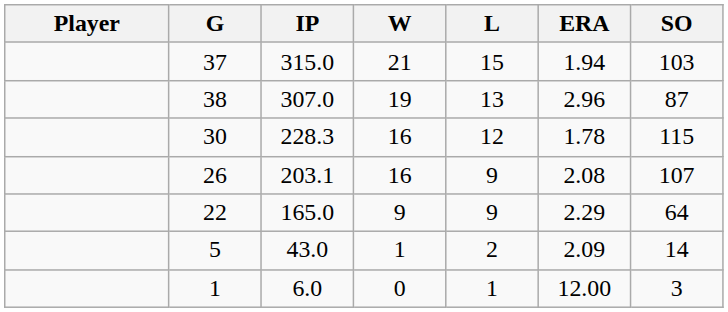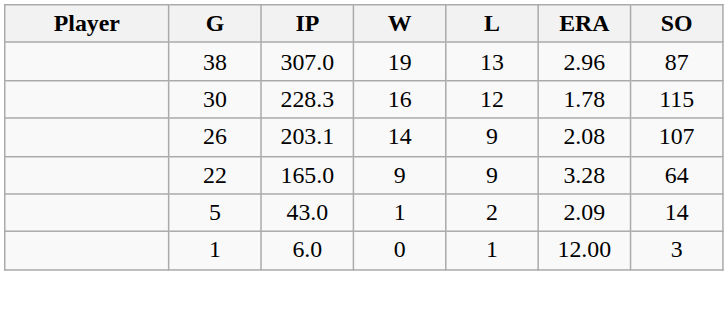- row: (215, 61)
(400, 174) 16 -> (400, 136) 14
(584, 212) 2.29 -> (584, 174) 3.28
